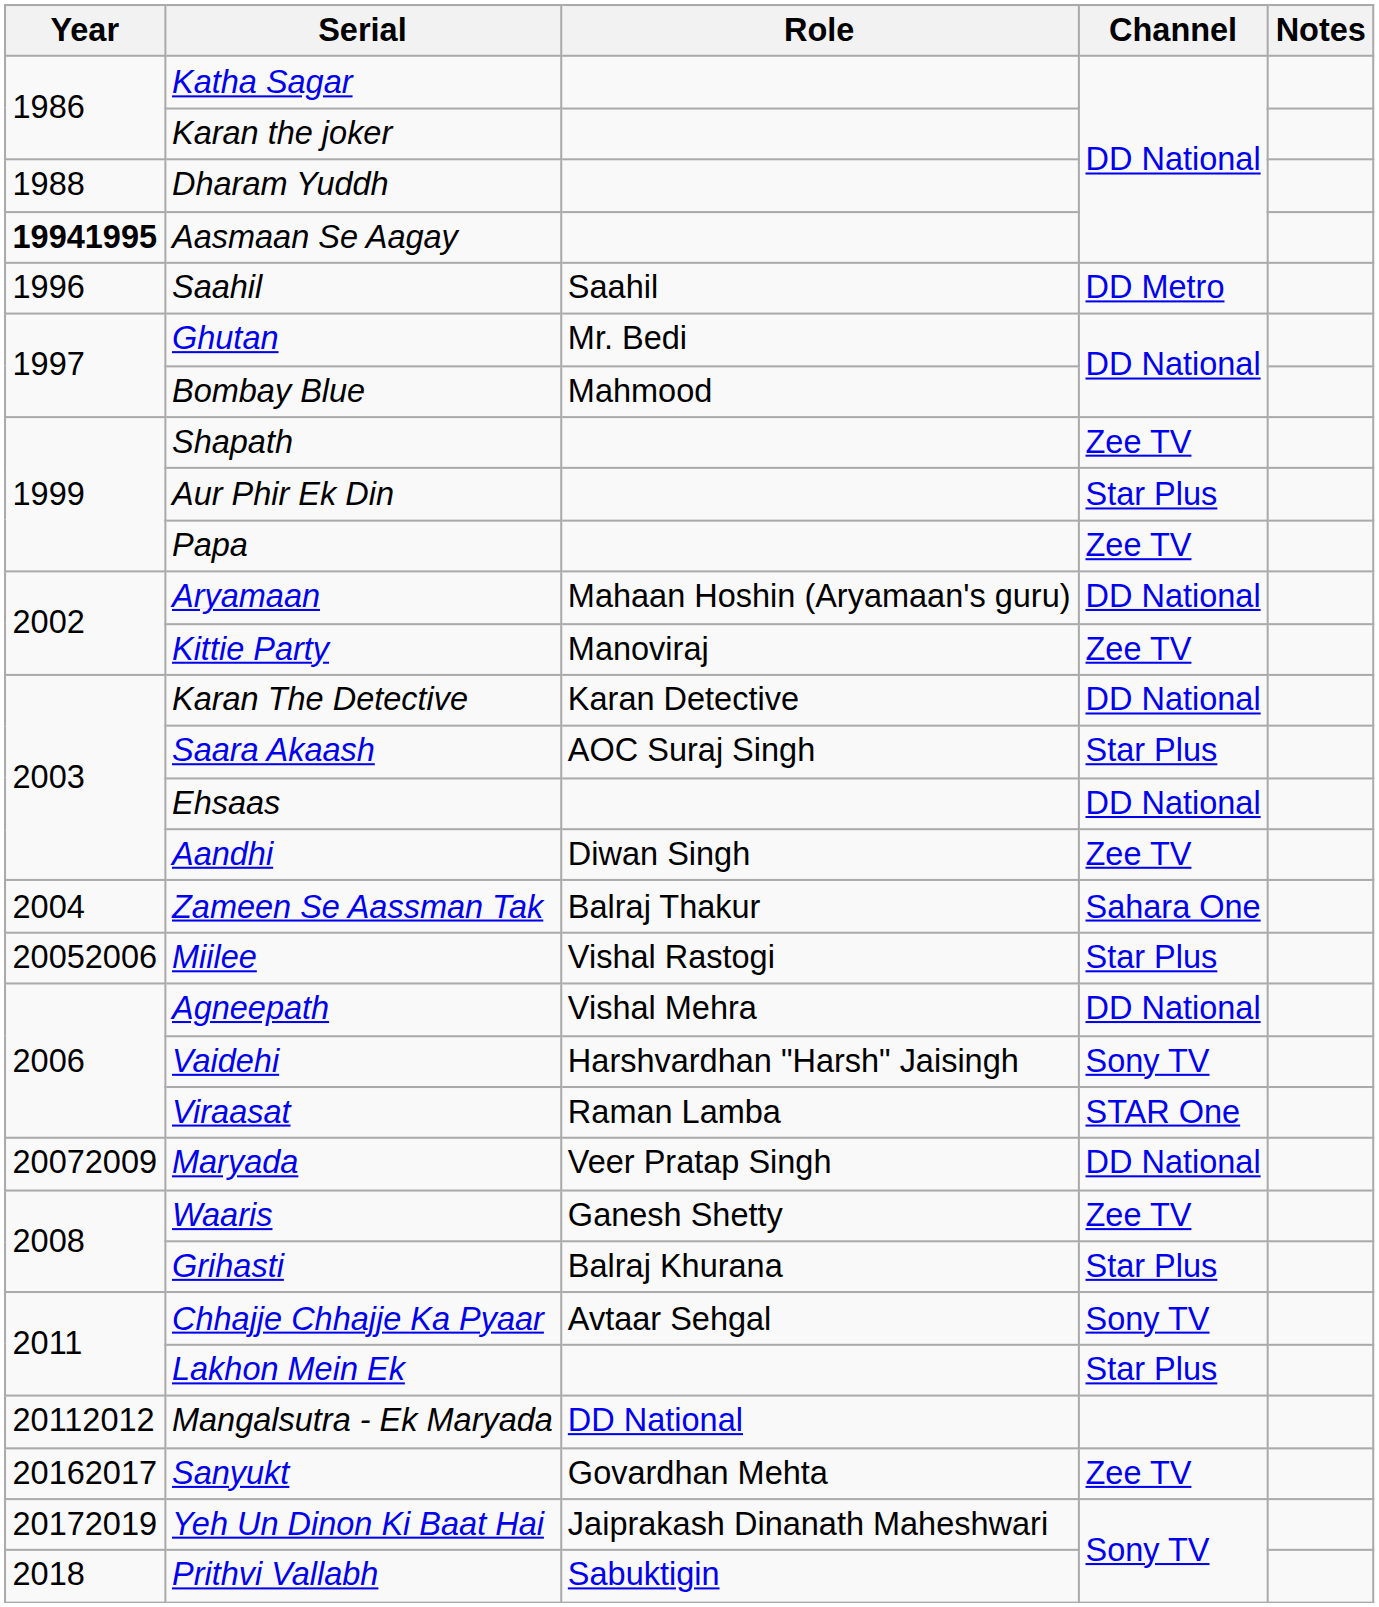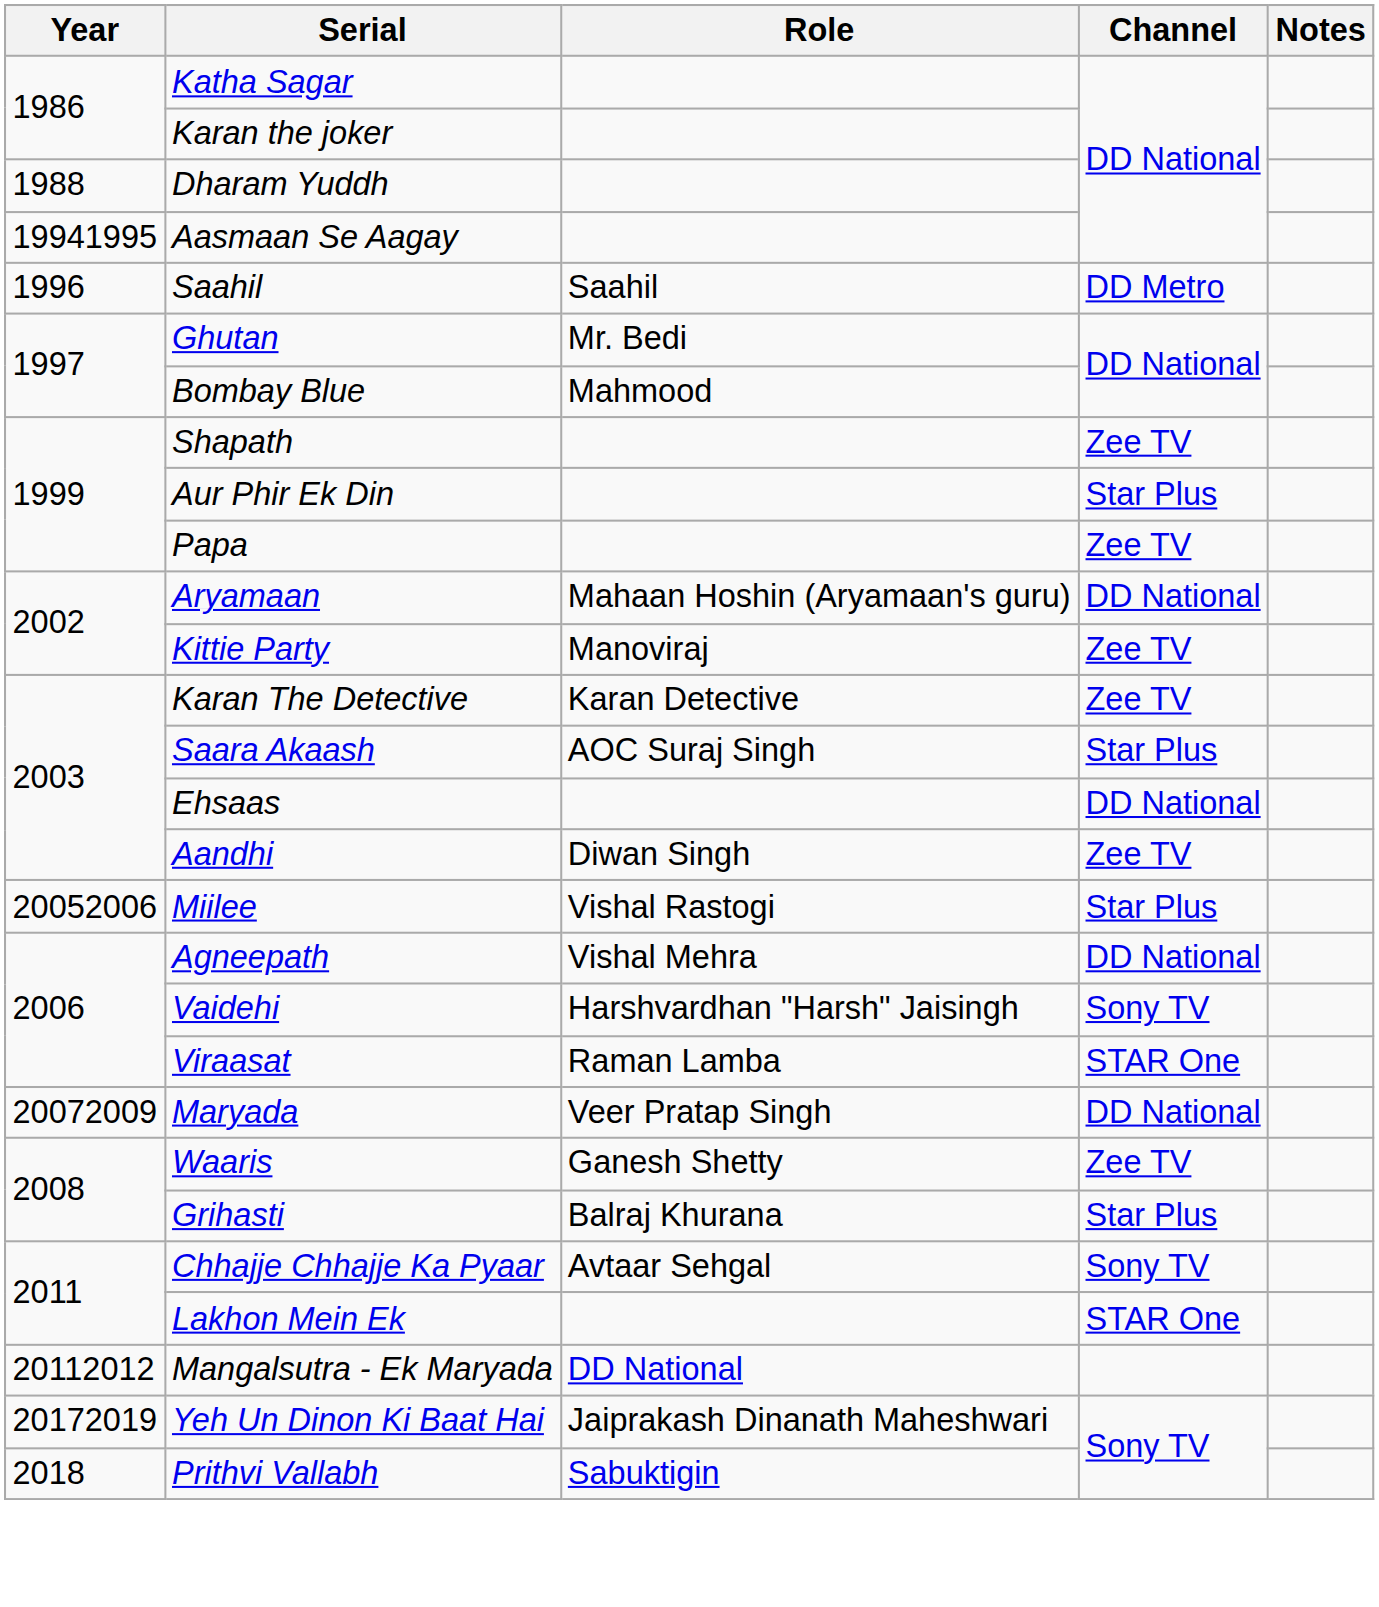(85, 236) bold -> (85, 236) normal
(1173, 699) DD National -> (1138, 699) Zee TV
- row: (358, 905)
(1151, 1369) Star Plus -> (1163, 1318) STAR One
- row: (231, 1472)
